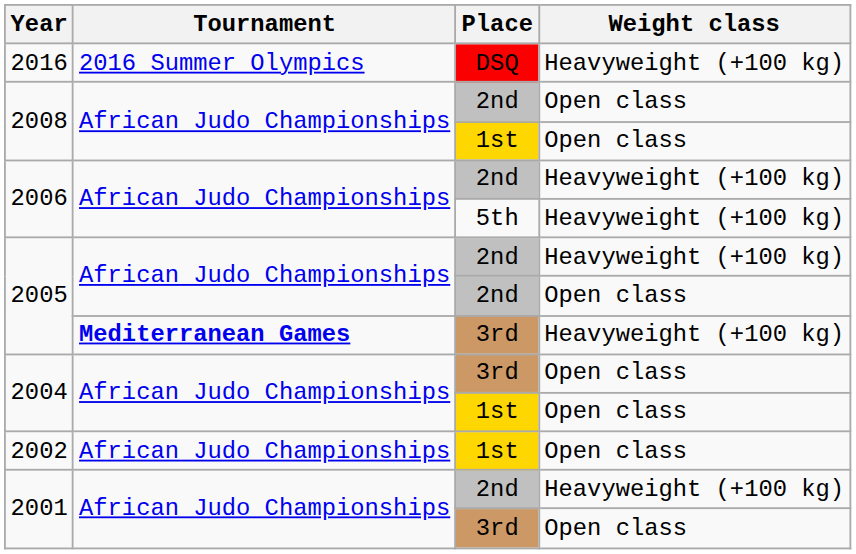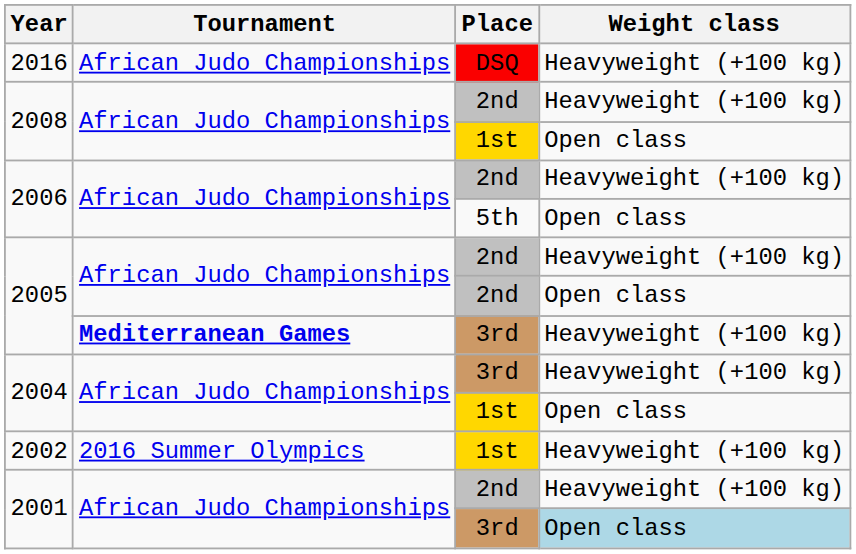(222, 63) 2016 Summer Olympics -> (265, 63) African Judo Championships
(616, 102) Open class -> (694, 102) Heavyweight (+100 kg)
(694, 218) Heavyweight (+100 kg) -> (616, 218) Open class
(616, 373) Open class -> (694, 373) Heavyweight (+100 kg)
(265, 451) African Judo Championships -> (222, 451) 2016 Summer Olympics
(616, 451) Open class -> (694, 451) Heavyweight (+100 kg)
(616, 528) no background -> (616, 528) lightblue background
